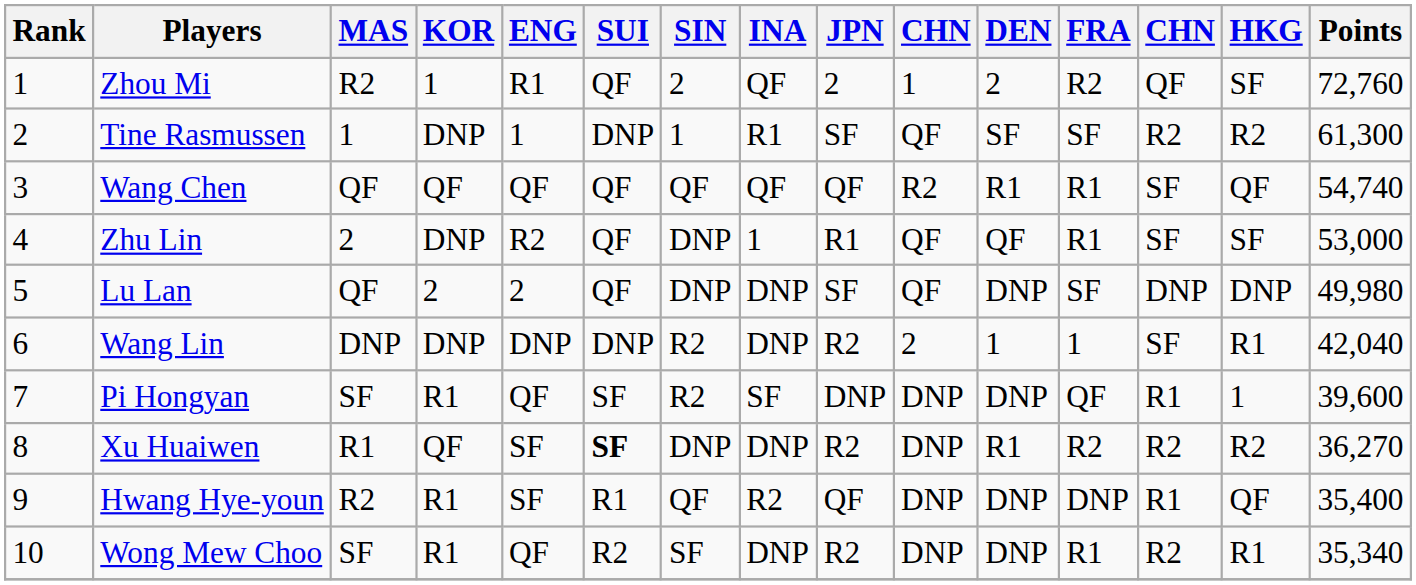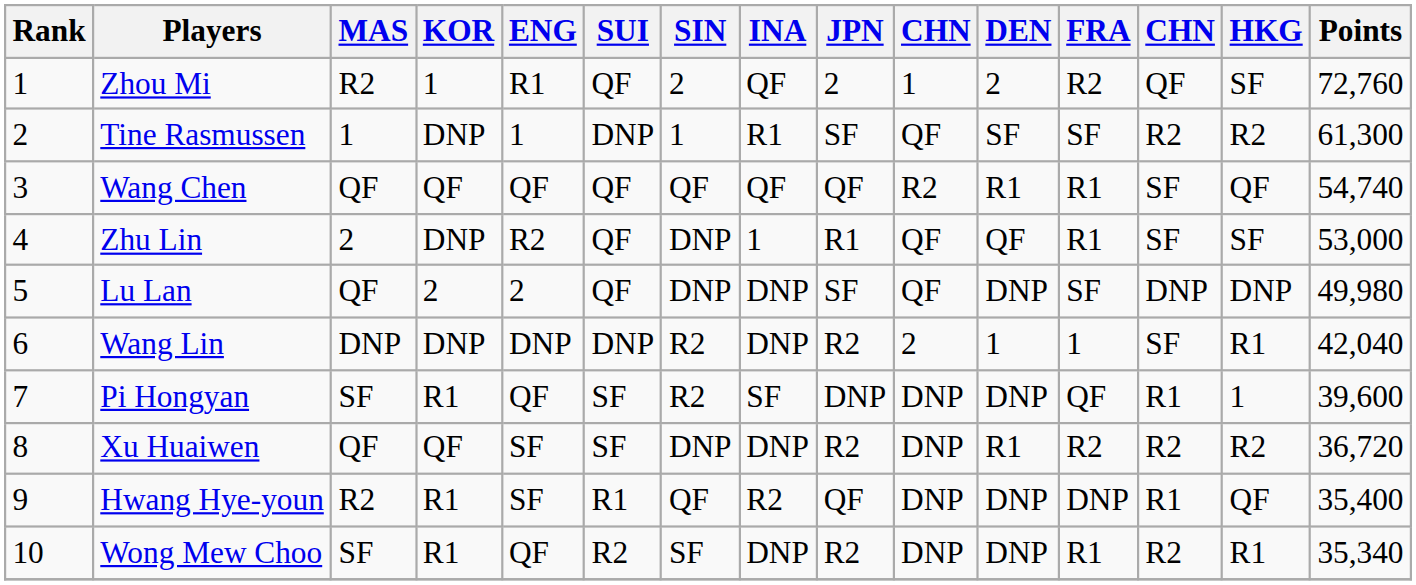(357, 447) R1 -> (359, 447) QF
(610, 447) bold -> (609, 447) normal
(1360, 447) 36,270 -> (1360, 447) 36,720
